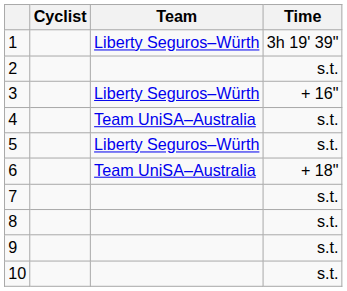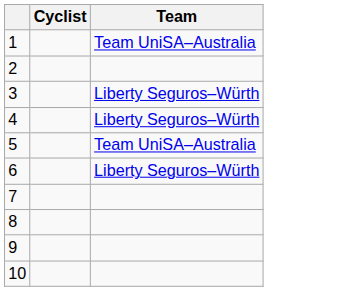- column: (303, 17)
(177, 42) Liberty Seguros–Würth -> (175, 42) Team UniSA–Australia
(175, 119) Team UniSA–Australia -> (177, 119) Liberty Seguros–Würth
(177, 145) Liberty Seguros–Würth -> (175, 145) Team UniSA–Australia
(175, 171) Team UniSA–Australia -> (177, 171) Liberty Seguros–Würth
